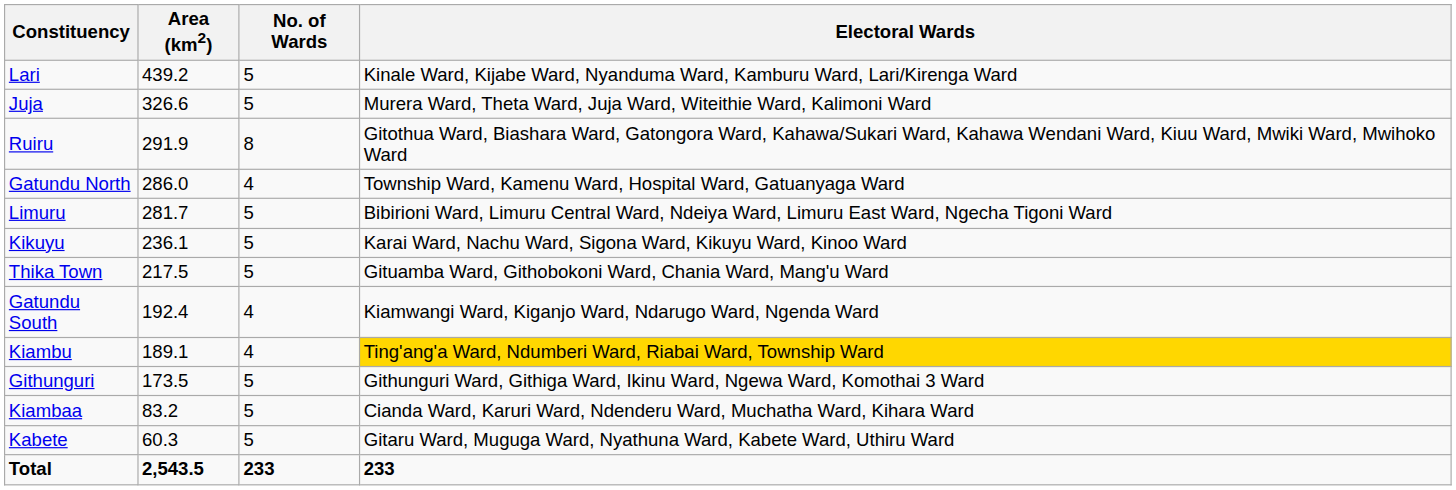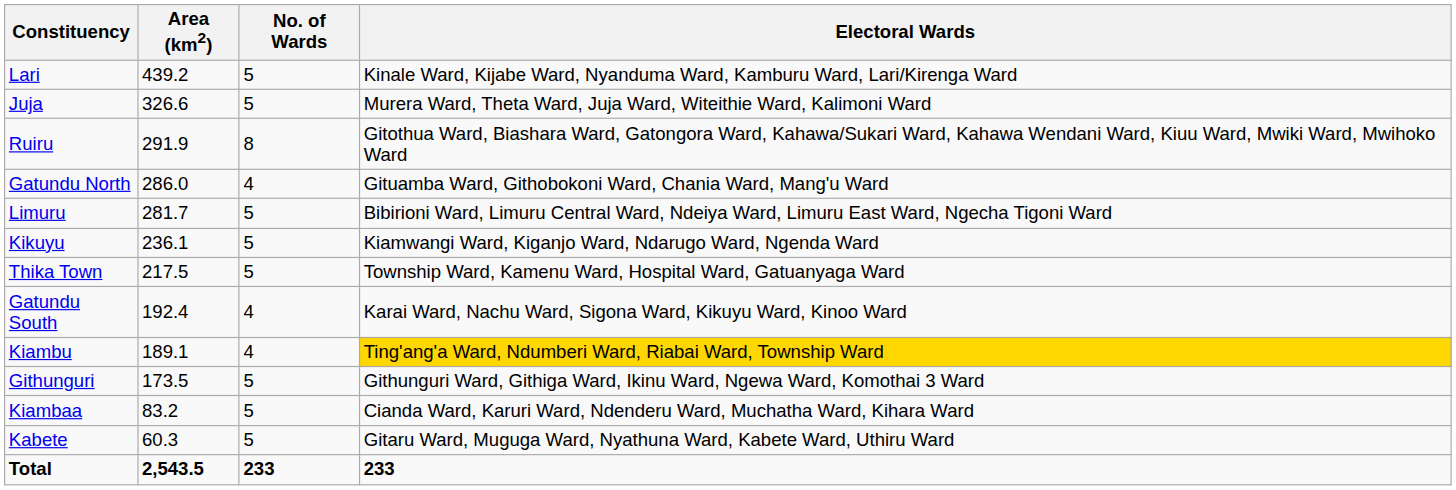(634, 183) Township Ward, Kamenu Ward, Hospital Ward, Gatuanyaga Ward -> (626, 183) Gituamba Ward, Githobokoni Ward, Chania Ward, Mang'u Ward
(635, 242) Karai Ward, Nachu Ward, Sigona Ward, Kikuyu Ward, Kinoo Ward -> (621, 242) Kiamwangi Ward, Kiganjo Ward, Ndarugo Ward, Ngenda Ward
(626, 272) Gituamba Ward, Githobokoni Ward, Chania Ward, Mang'u Ward -> (634, 272) Township Ward, Kamenu Ward, Hospital Ward, Gatuanyaga Ward
(621, 311) Kiamwangi Ward, Kiganjo Ward, Ndarugo Ward, Ngenda Ward -> (635, 311) Karai Ward, Nachu Ward, Sigona Ward, Kikuyu Ward, Kinoo Ward
